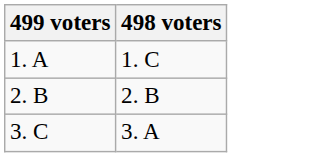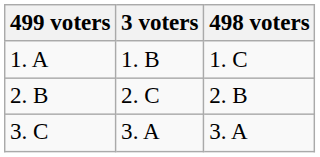+ column: (160, 22)
